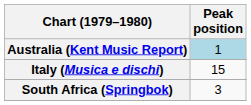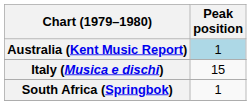(218, 89) 3 -> (218, 89) 1
